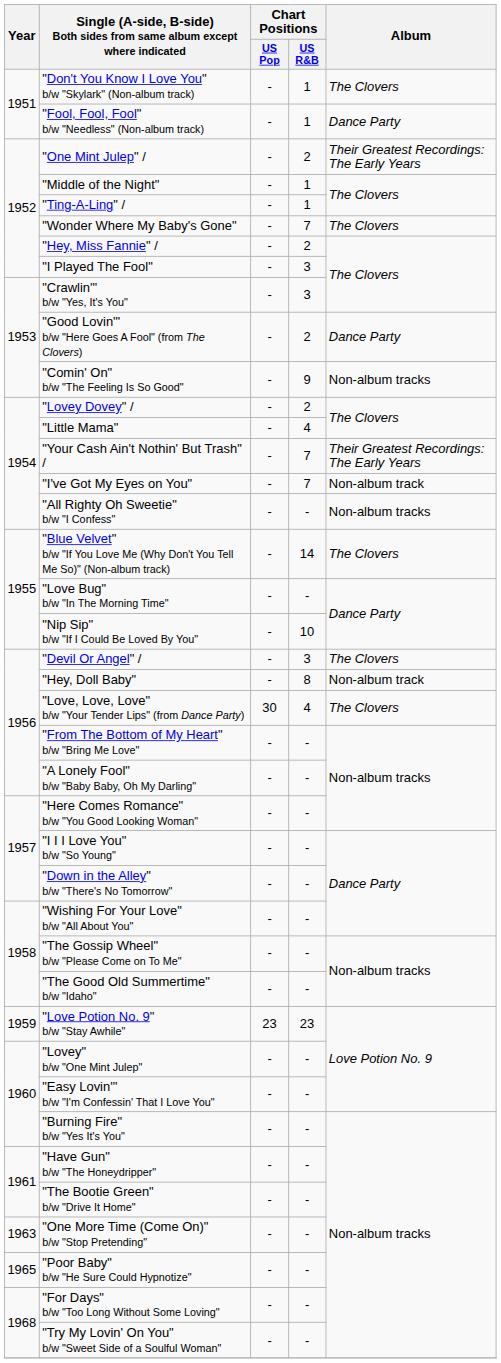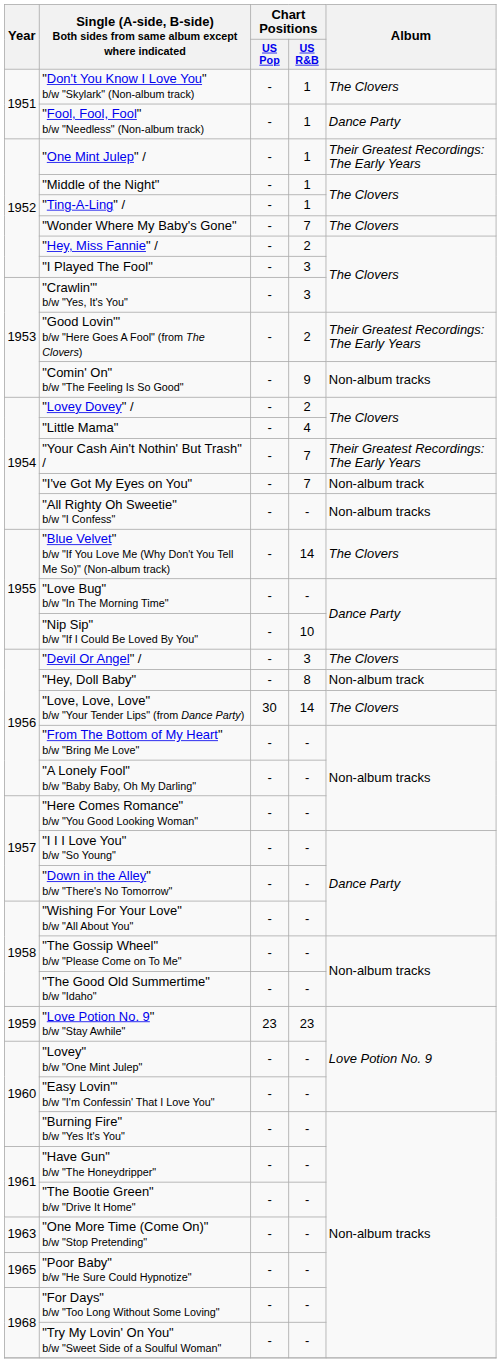(307, 156) 2 -> (307, 156) 1
(364, 337) Dance Party -> (407, 337) Their Greatest Recordings: The Early Years
(307, 707) 4 -> (307, 707) 14
